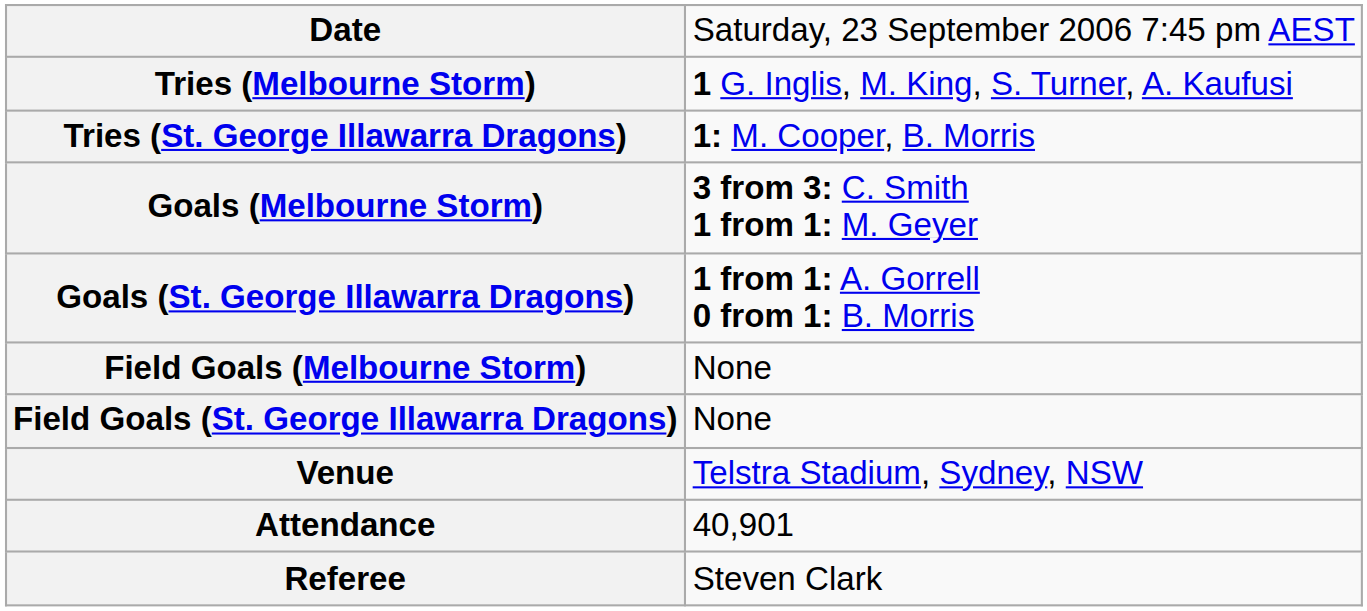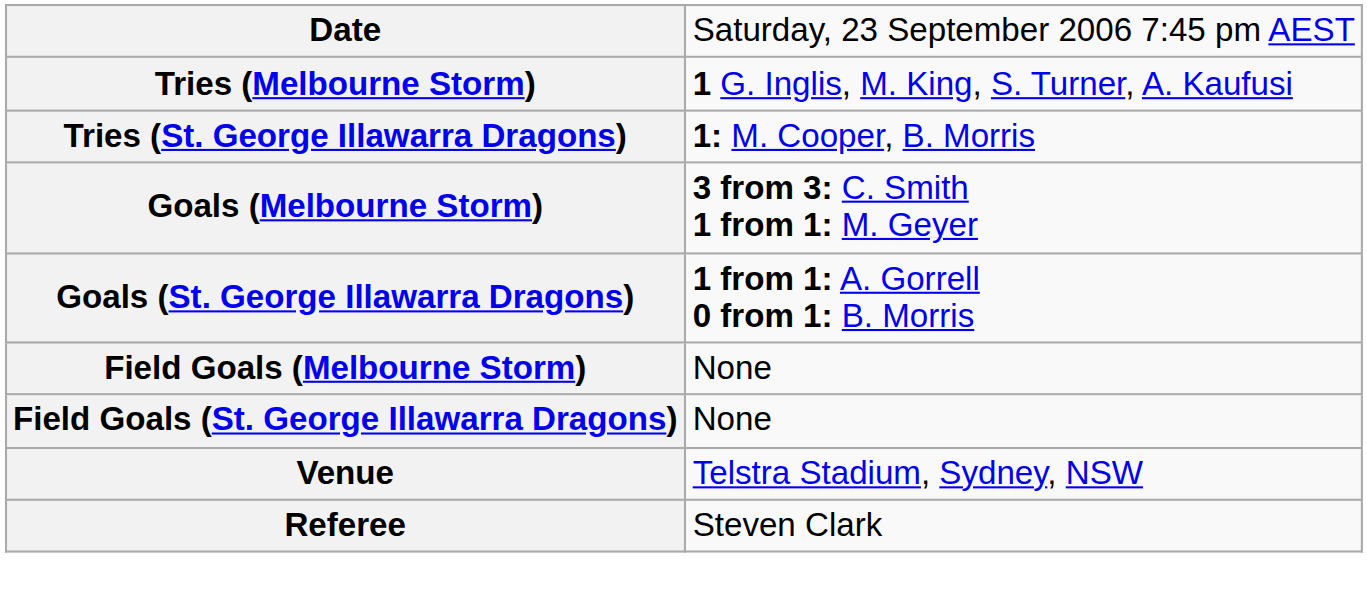- row: (345, 525)
